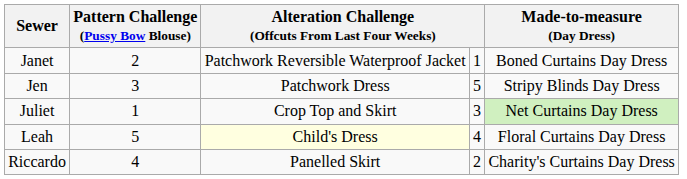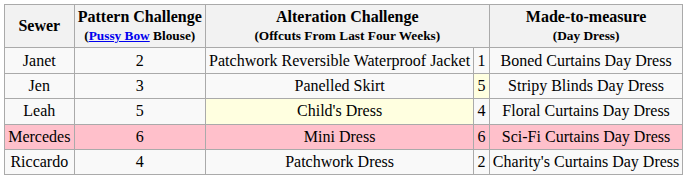(335, 85) Patchwork Dress -> (340, 85) Panelled Skirt
(477, 85) no background -> (481, 85) lightyellow background
- row: (37, 111)
+ row: (39, 136)
(335, 162) Panelled Skirt -> (340, 162) Patchwork Dress
